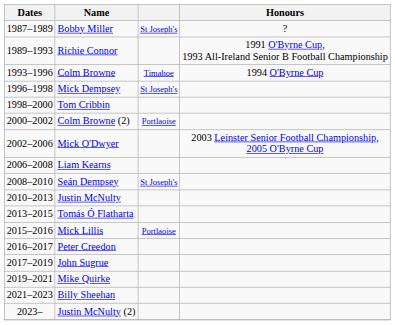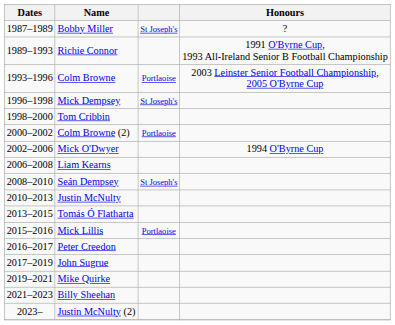(159, 73) Timahoe -> (159, 79) Portlaoise
(285, 72) 1994 O'Byrne Cup -> (285, 78) 2003 Leinster Senior Football Championship, 2005 O'Byrne Cup
(285, 143) 2003 Leinster Senior Football Championship, 2005 O'Byrne Cup -> (285, 149) 1994 O'Byrne Cup
